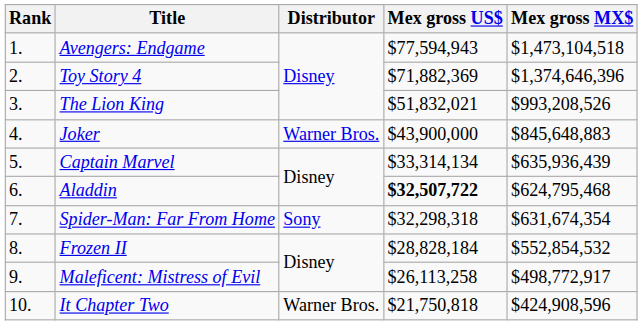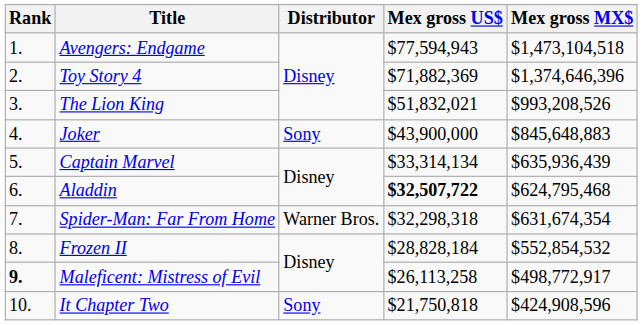(331, 133) Warner Bros. -> (302, 133) Sony
(302, 219) Sony -> (331, 219) Warner Bros.
(16, 276) normal -> (16, 276) bold
(331, 305) Warner Bros. -> (302, 305) Sony
